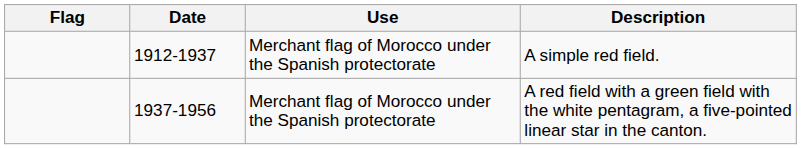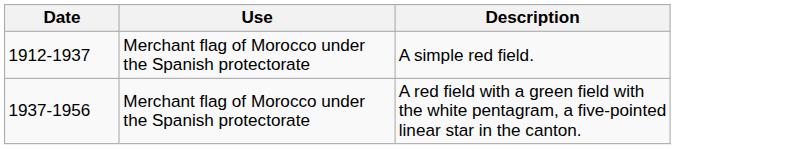- column: (67, 18)
